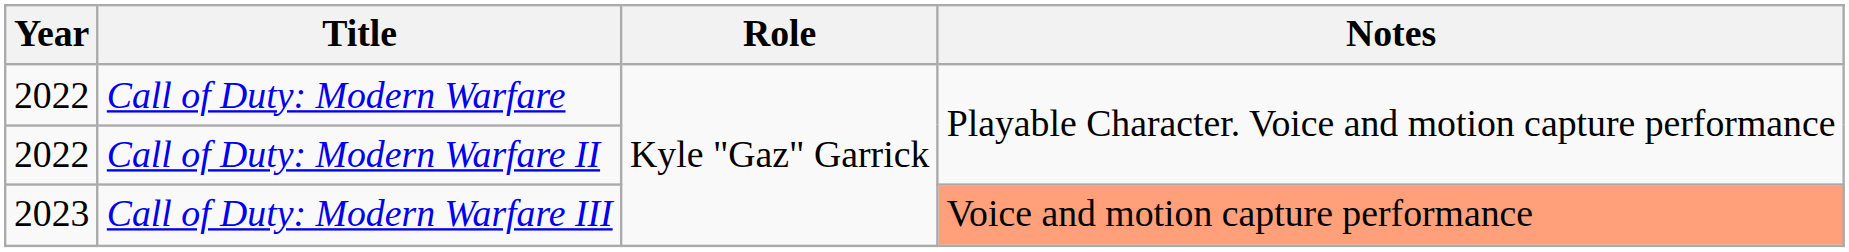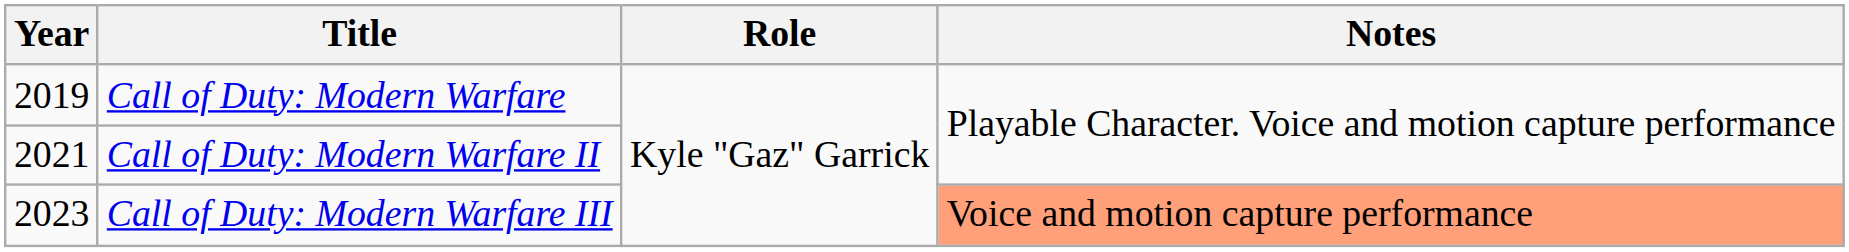(52, 94) 2022 -> (52, 94) 2019
(52, 154) 2022 -> (52, 154) 2021
